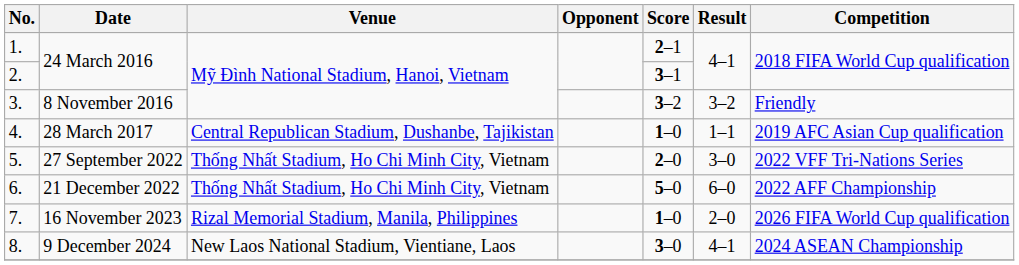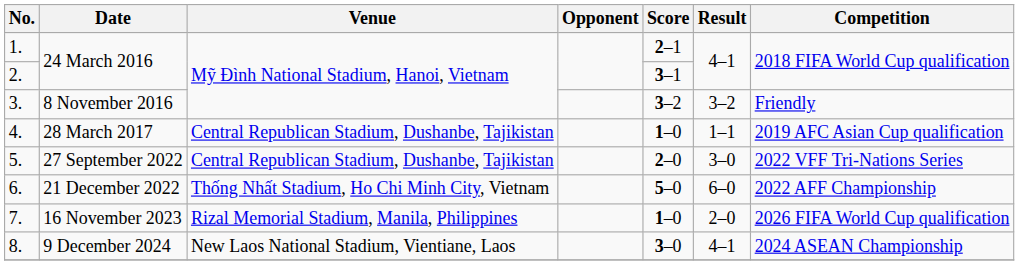(370, 160) Thống Nhất Stadium, Ho Chi Minh City, Vietnam -> (372, 160) Central Republican Stadium, Dushanbe, Tajikistan
